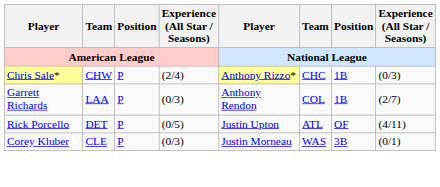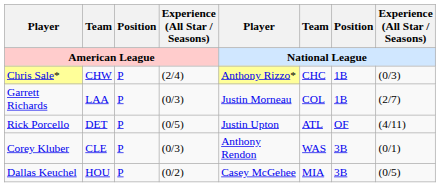(241, 99) Anthony Rendon -> (256, 99) Justin Morneau
(256, 141) Justin Morneau -> (241, 148) Anthony Rendon
+ row: (42, 172)
